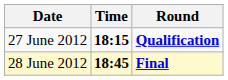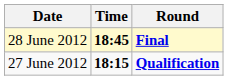rows swapped: (48, 39) <-> (48, 63)
